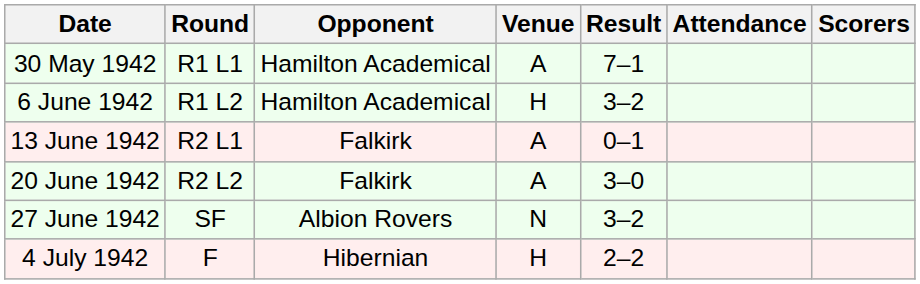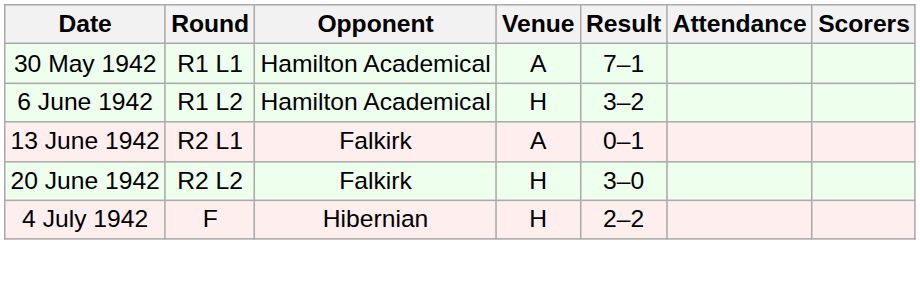(538, 180) A -> (538, 180) H
- row: (85, 219)
